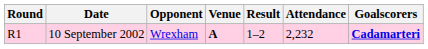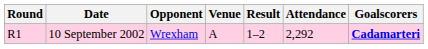(213, 33) bold -> (213, 33) normal
(300, 33) 2,232 -> (300, 33) 2,292
